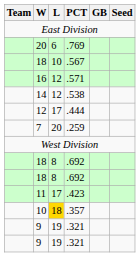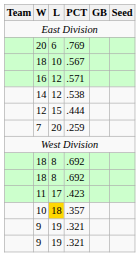(56, 111) 17 -> (56, 111) 15
